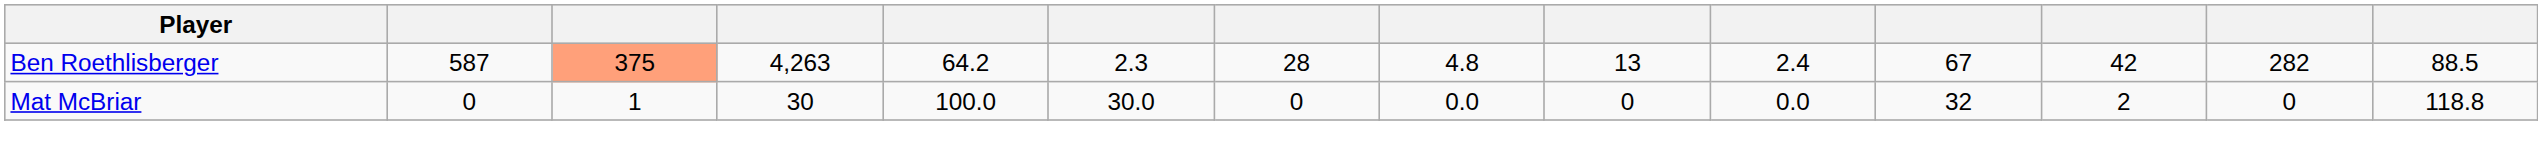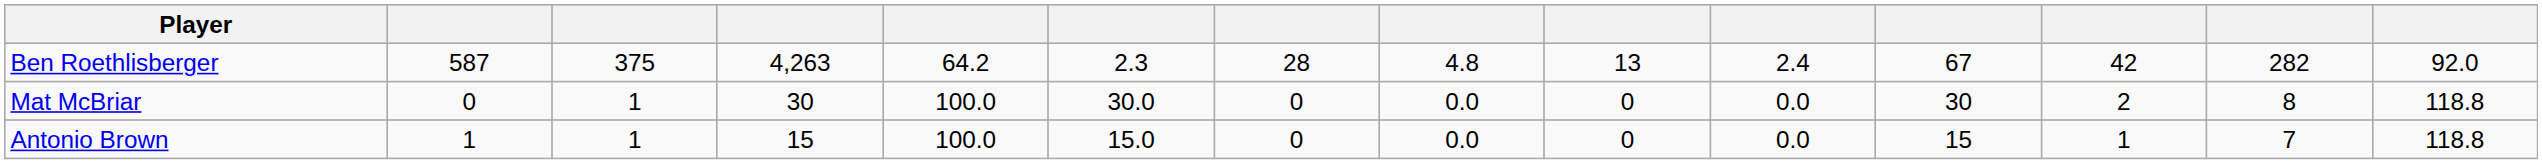(635, 63) lightsalmon background -> (635, 63) no background
(2455, 63) 88.5 -> (2455, 63) 92.0
(1958, 101) 32 -> (1958, 101) 30
(2289, 101) 0 -> (2289, 101) 8
+ row: (89, 140)
